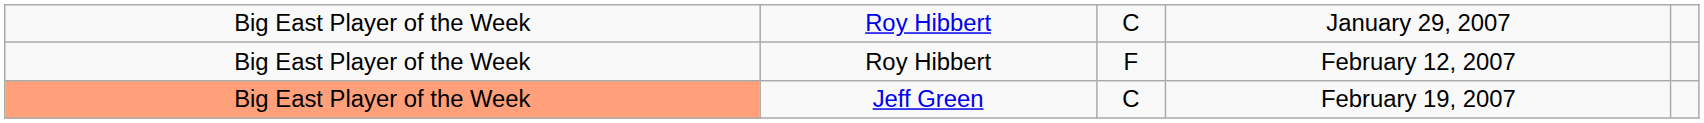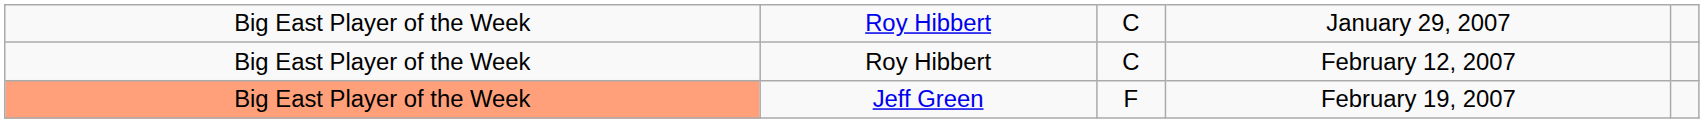(1131, 61) F -> (1131, 61) C
(1131, 99) C -> (1131, 99) F
